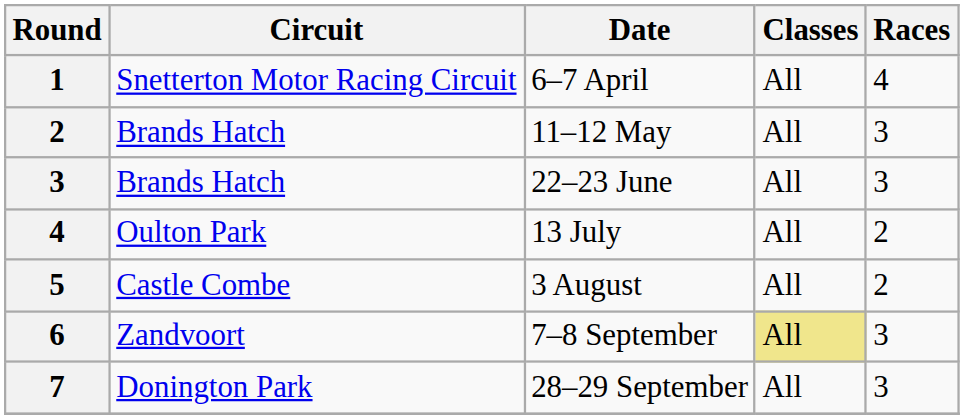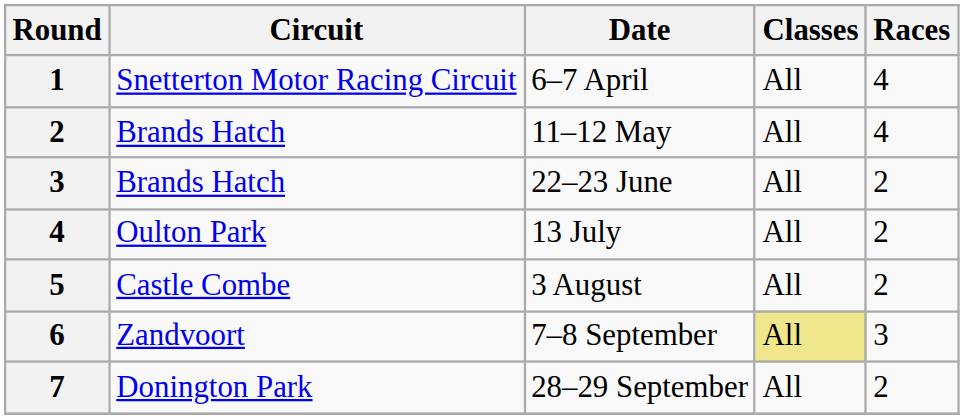(881, 131) 3 -> (881, 131) 4
(881, 182) 3 -> (881, 182) 2
(881, 386) 3 -> (881, 386) 2
